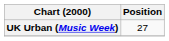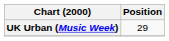(142, 28) 27 -> (142, 28) 29
